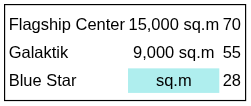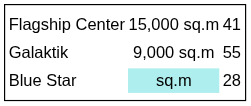(232, 24) 70 -> (232, 24) 41
